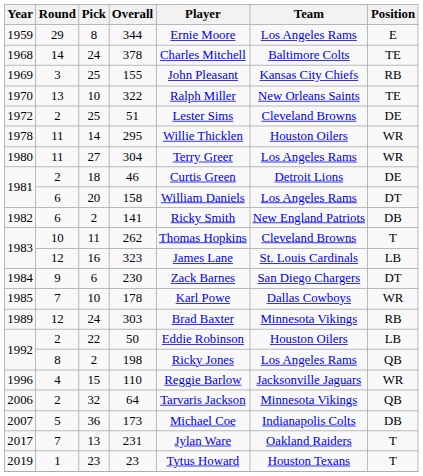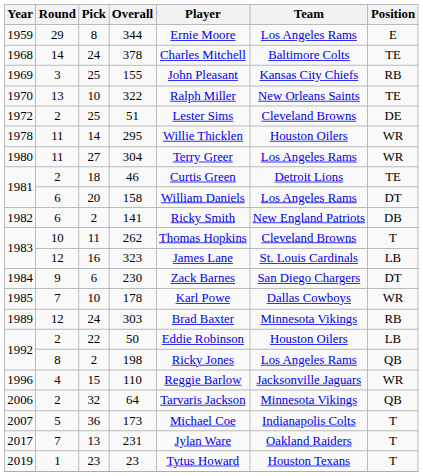(393, 177) DE -> (393, 177) TE
(393, 420) DB -> (393, 420) T
